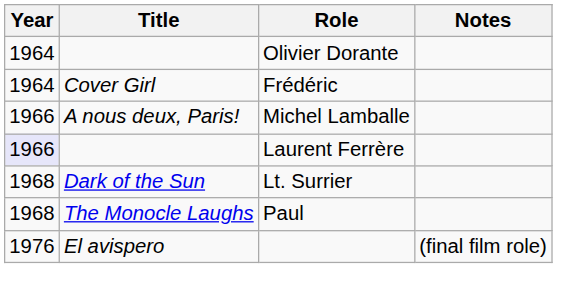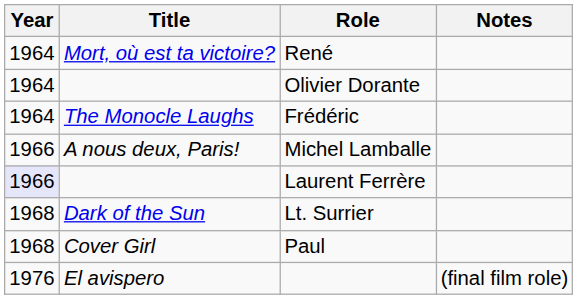+ row: (309, 52)
(110, 85) Cover Girl -> (159, 117) The Monocle Laughs
(159, 213) The Monocle Laughs -> (110, 246) Cover Girl
